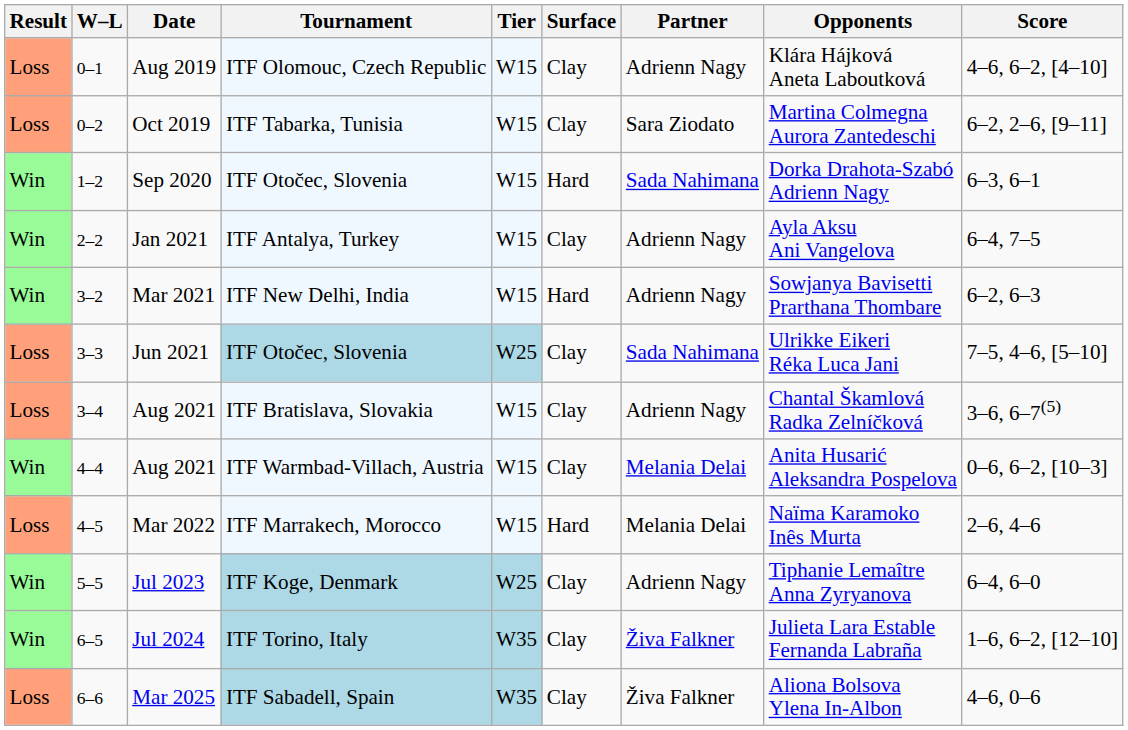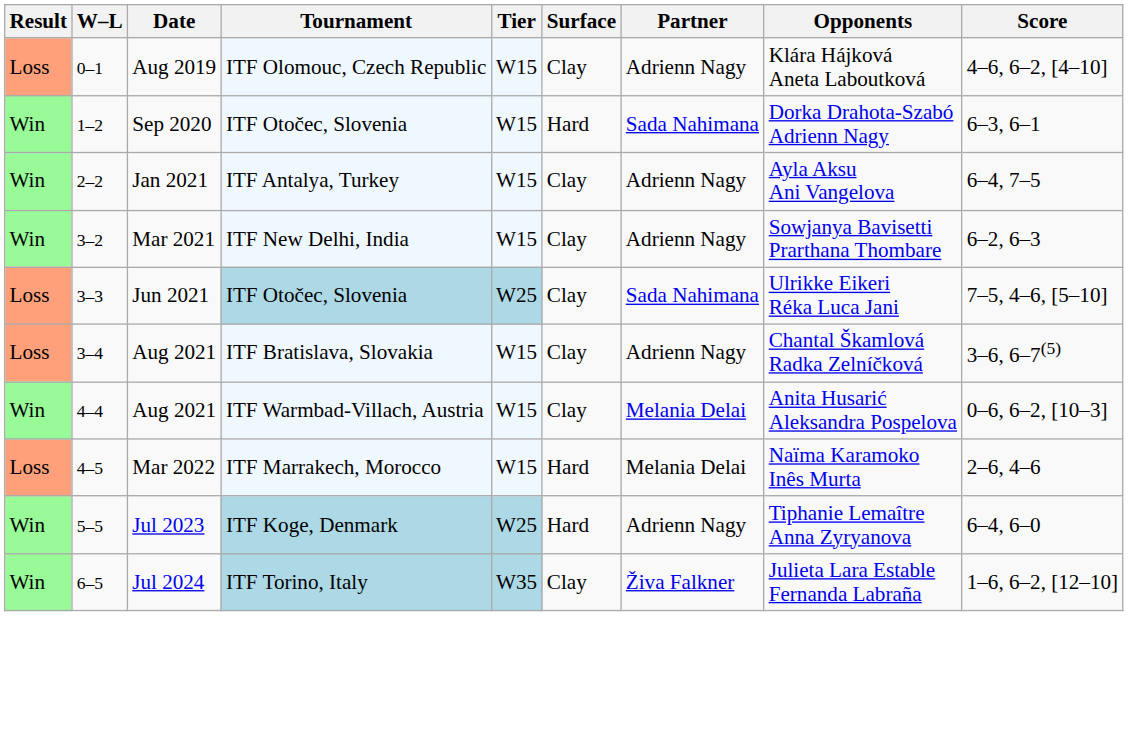- row: (171, 123)
(568, 295) Hard -> (567, 238) Clay
(567, 581) Clay -> (568, 524) Hard
- row: (174, 696)
